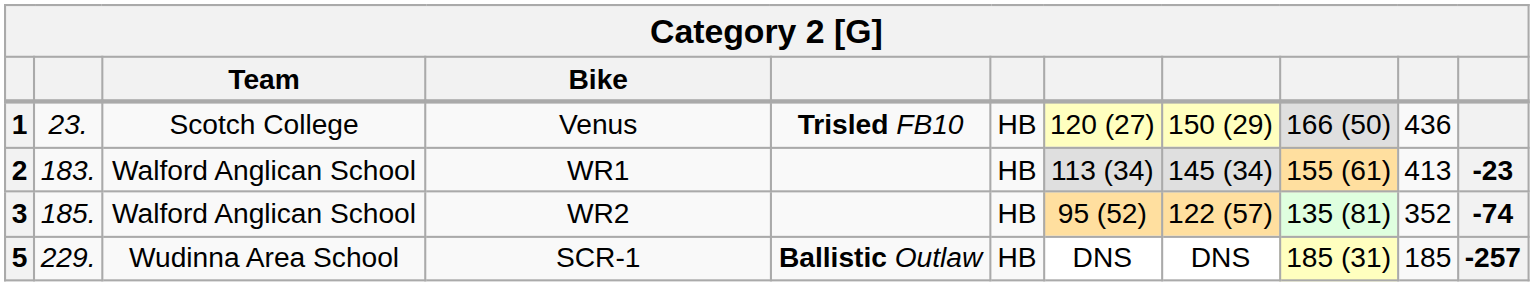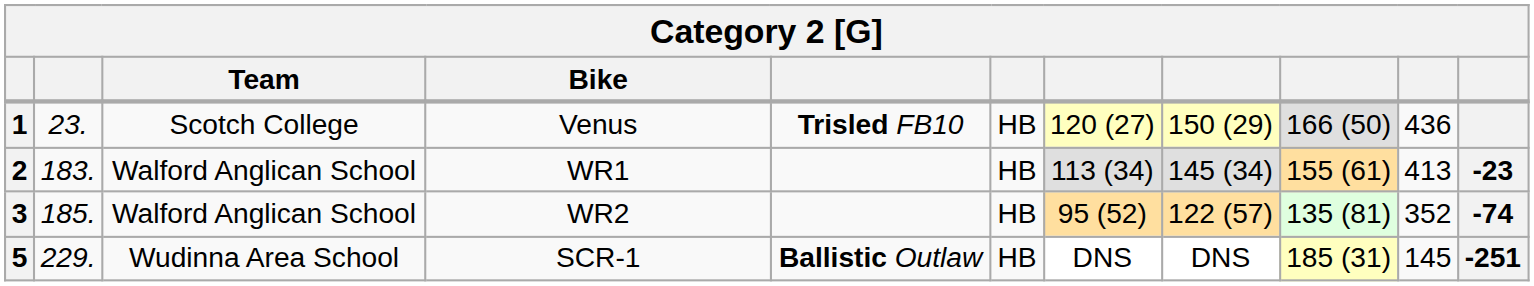(1428, 258) 185 -> (1428, 258) 145
(1493, 258) -257 -> (1493, 258) -251
